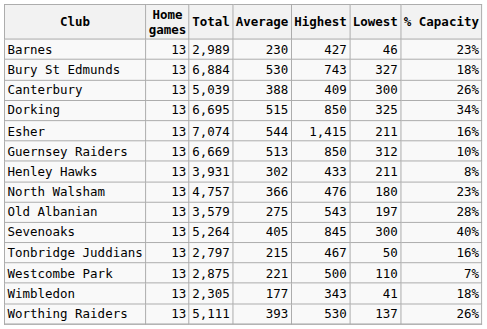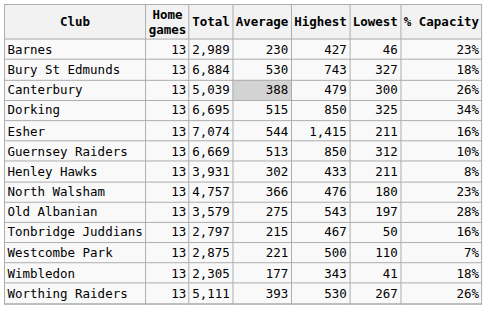(277, 90) no background -> (277, 90) lightgrey background
(336, 90) 409 -> (336, 90) 479
- row: (41, 232)
(387, 314) 137 -> (387, 293) 267
